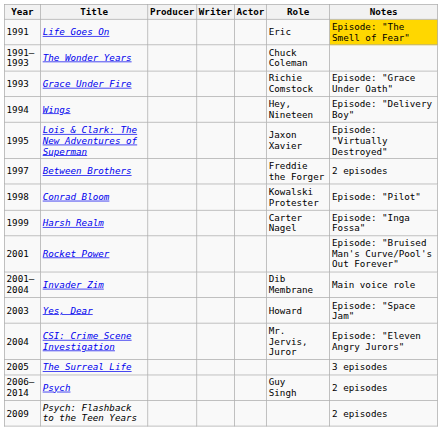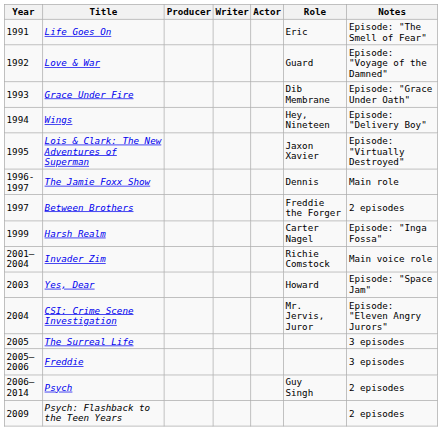(371, 32) gold background -> (388, 32) no background
- row: (87, 58)
+ row: (72, 63)
(291, 84) Richie Comstock -> (308, 94) Dib Membrane
+ row: (97, 182)
- row: (76, 197)
- row: (76, 254)
(291, 285) Dib Membrane -> (308, 259) Richie Comstock
+ row: (64, 362)
